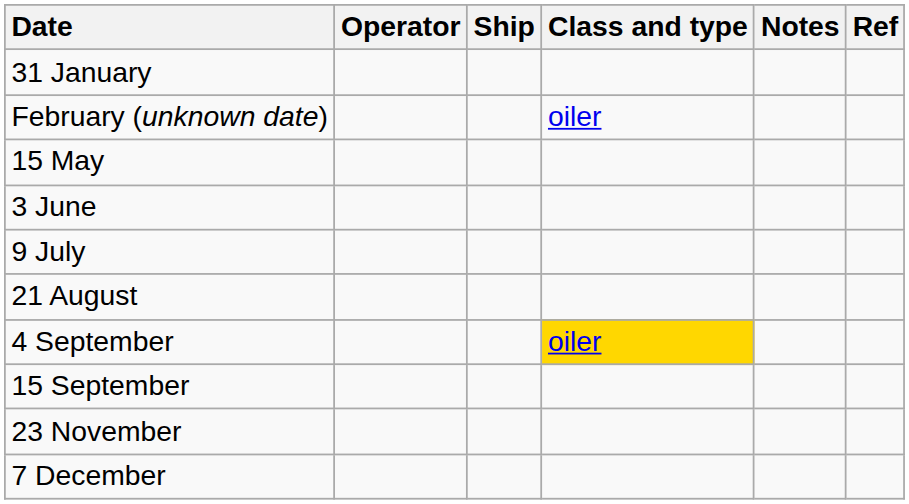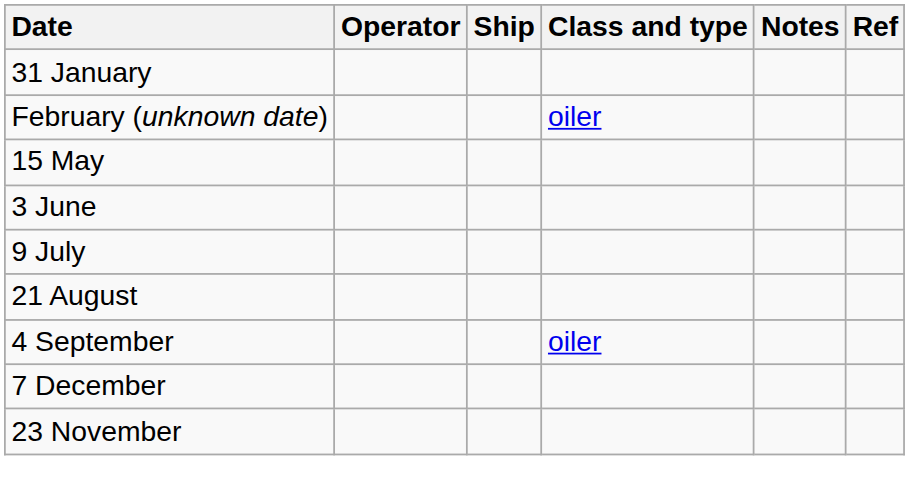(575, 341) gold background -> (575, 341) no background
- row: (100, 386)
rows swapped: (96, 431) <-> (89, 476)
